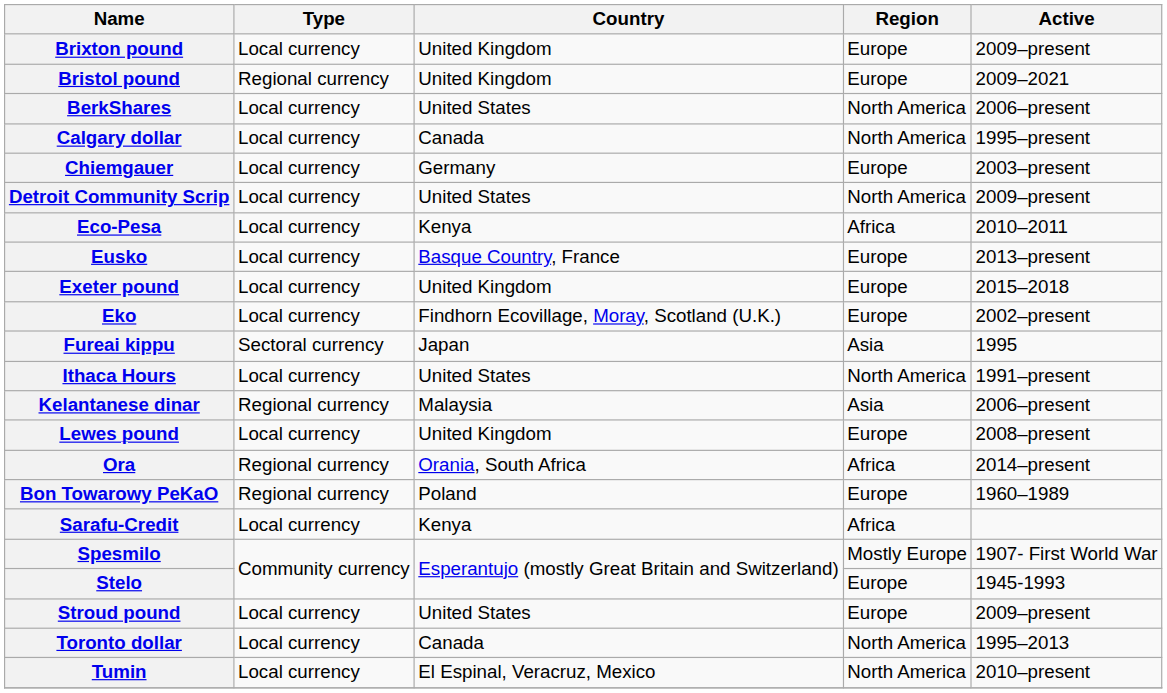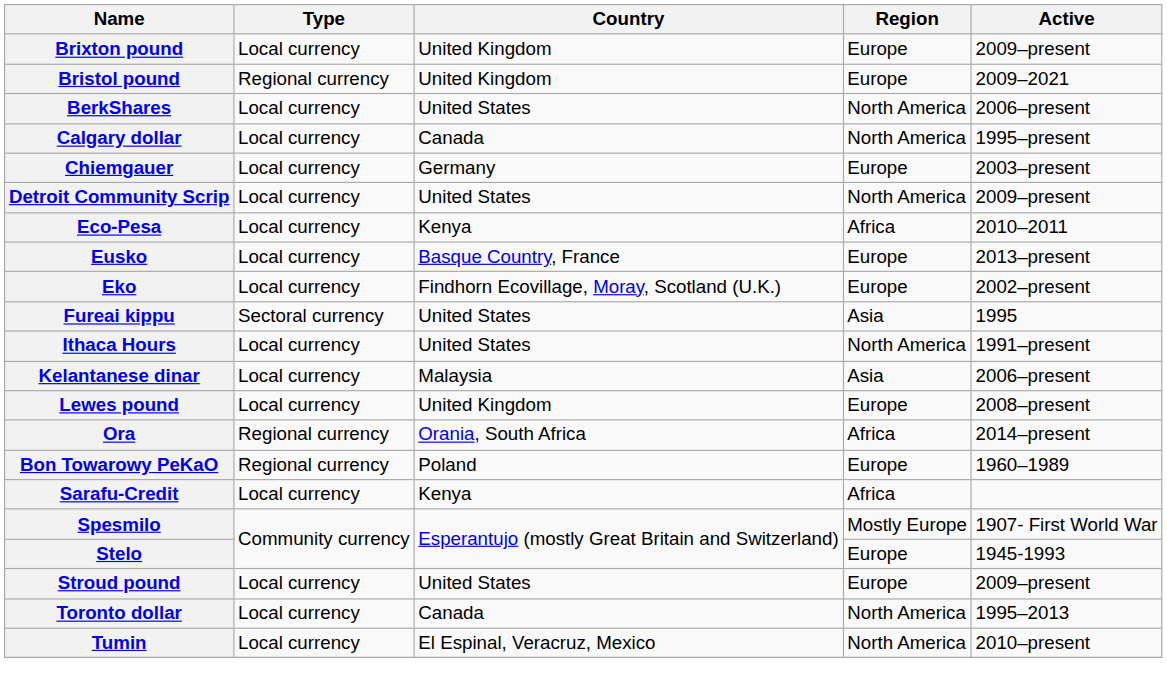- row: (119, 286)
(444, 345) Japan -> (475, 316) United States
(313, 405) Regional currency -> (299, 375) Local currency
